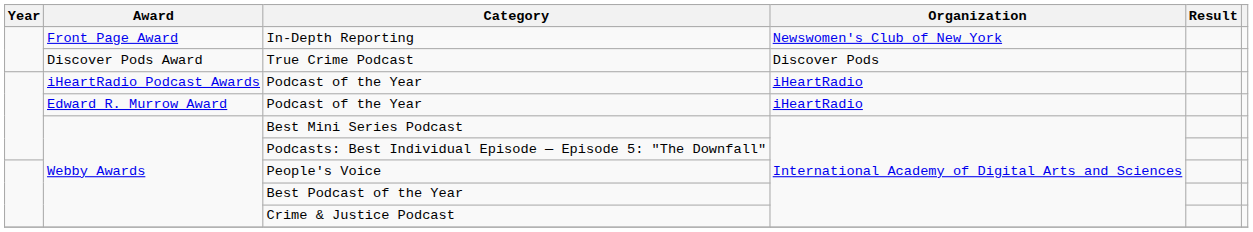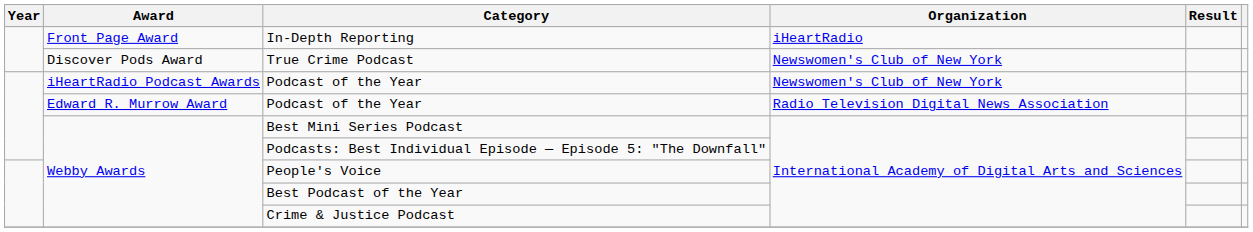(887, 38) Newswomen's Club of New York -> (818, 38) iHeartRadio
(826, 60) Discover Pods -> (887, 60) Newswomen's Club of New York
(818, 82) iHeartRadio -> (887, 82) Newswomen's Club of New York
(818, 105) iHeartRadio -> (941, 105) Radio Television Digital News Association
